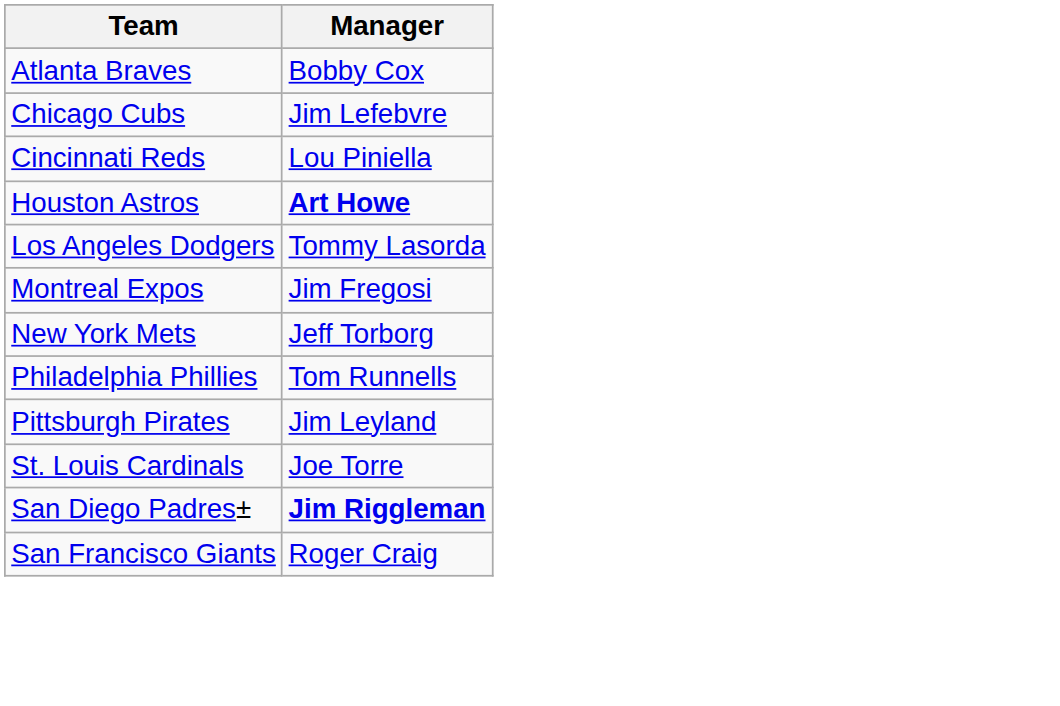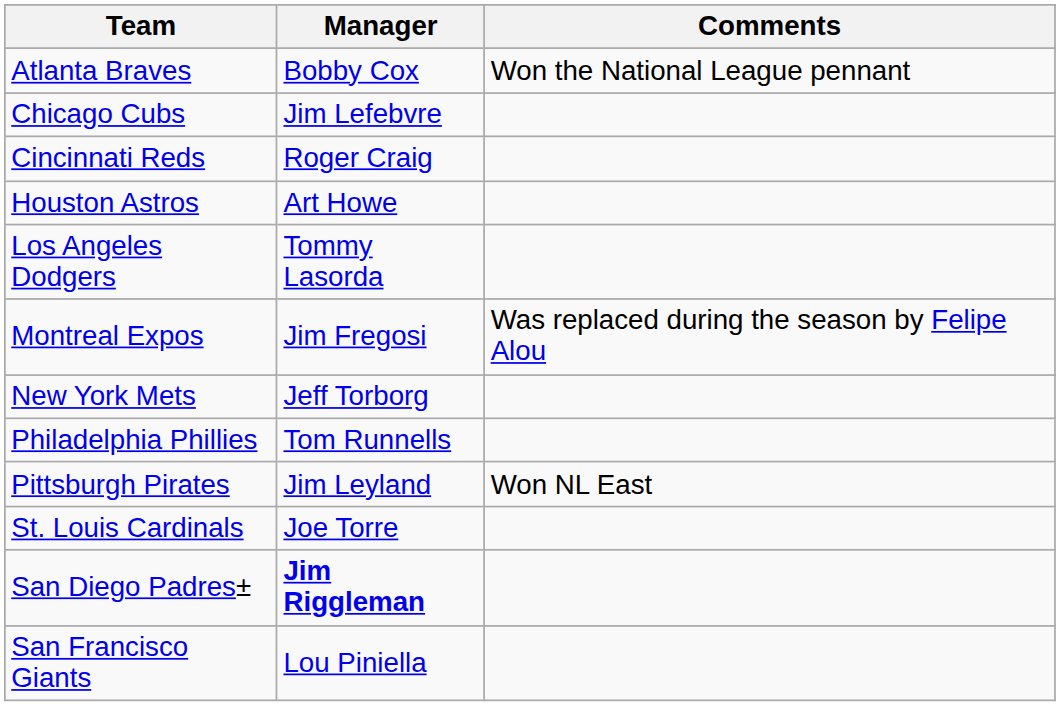+ column: (770, 26)
(360, 158) Lou Piniella -> (358, 158) Roger Craig
(349, 202) bold -> (340, 202) normal
(363, 553) Roger Craig -> (355, 662) Lou Piniella
